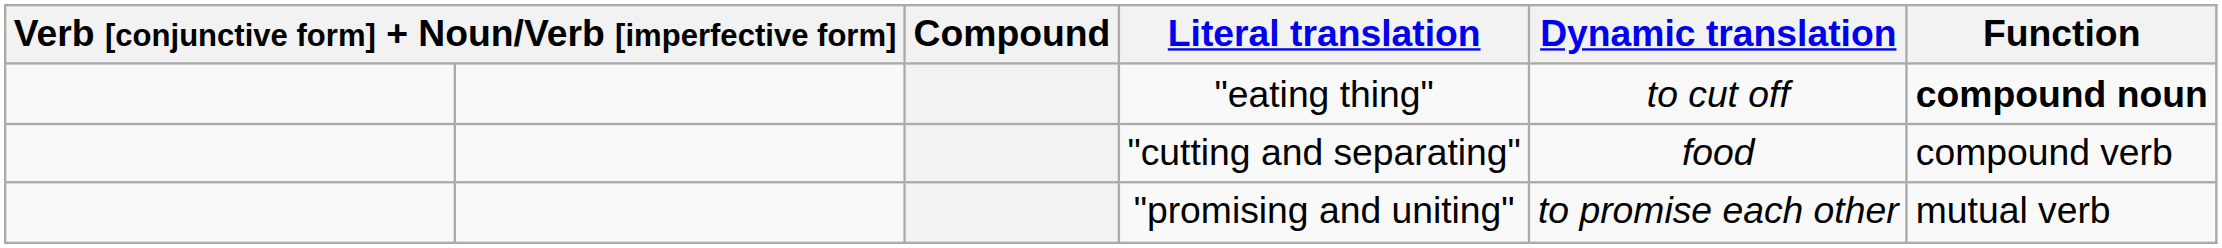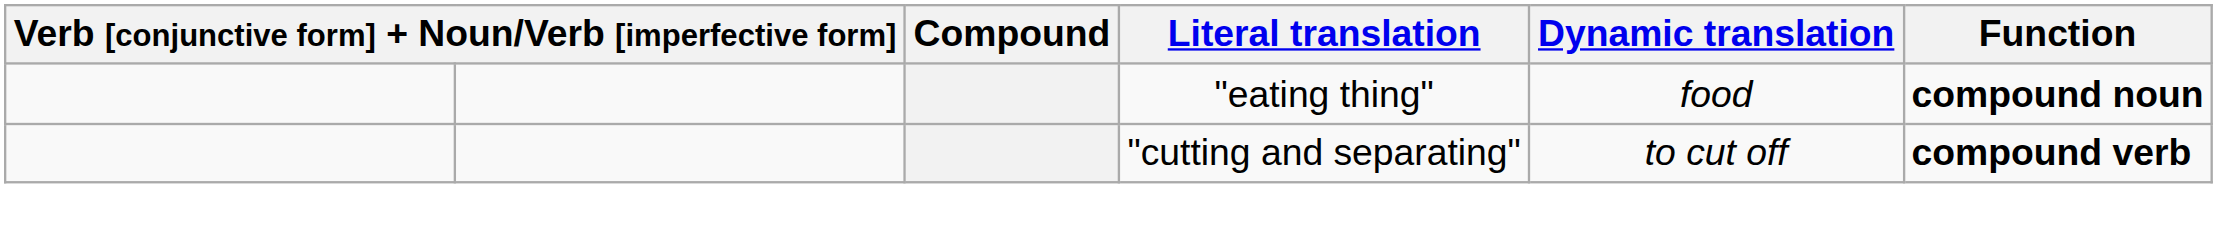(1718, 93) to cut off -> (1716, 93) food
(1718, 152) food -> (1716, 152) to cut off
(2044, 152) normal -> (2051, 152) bold
- row: (1324, 211)
